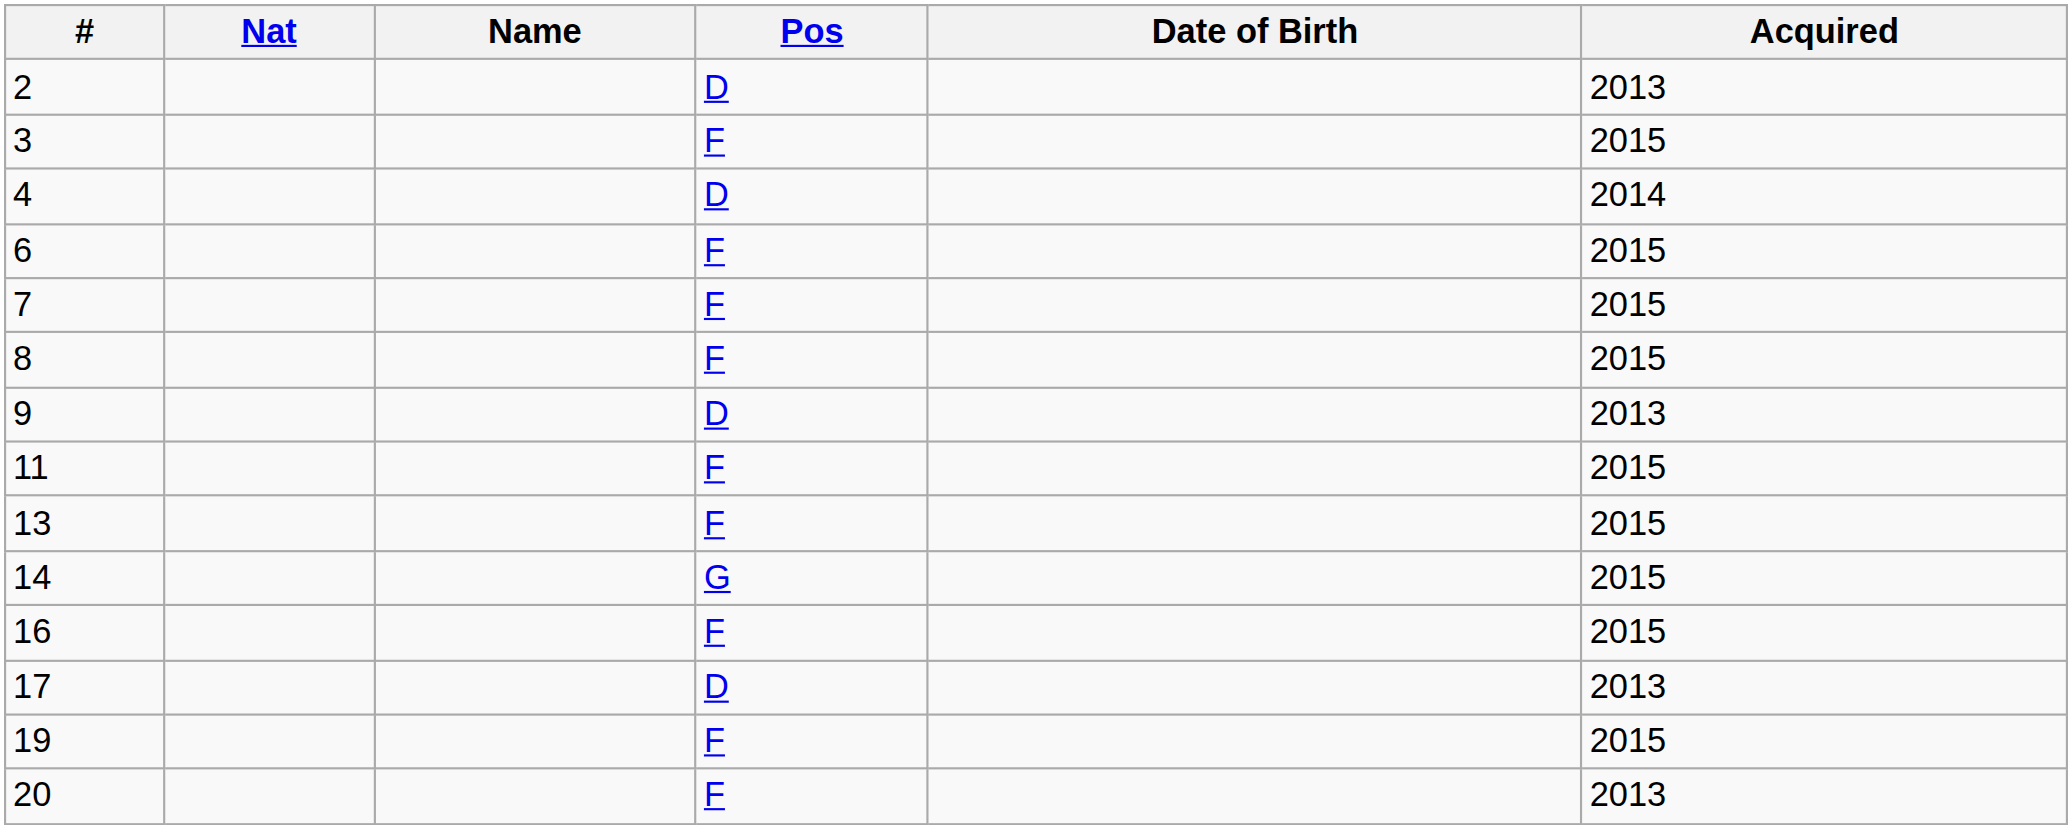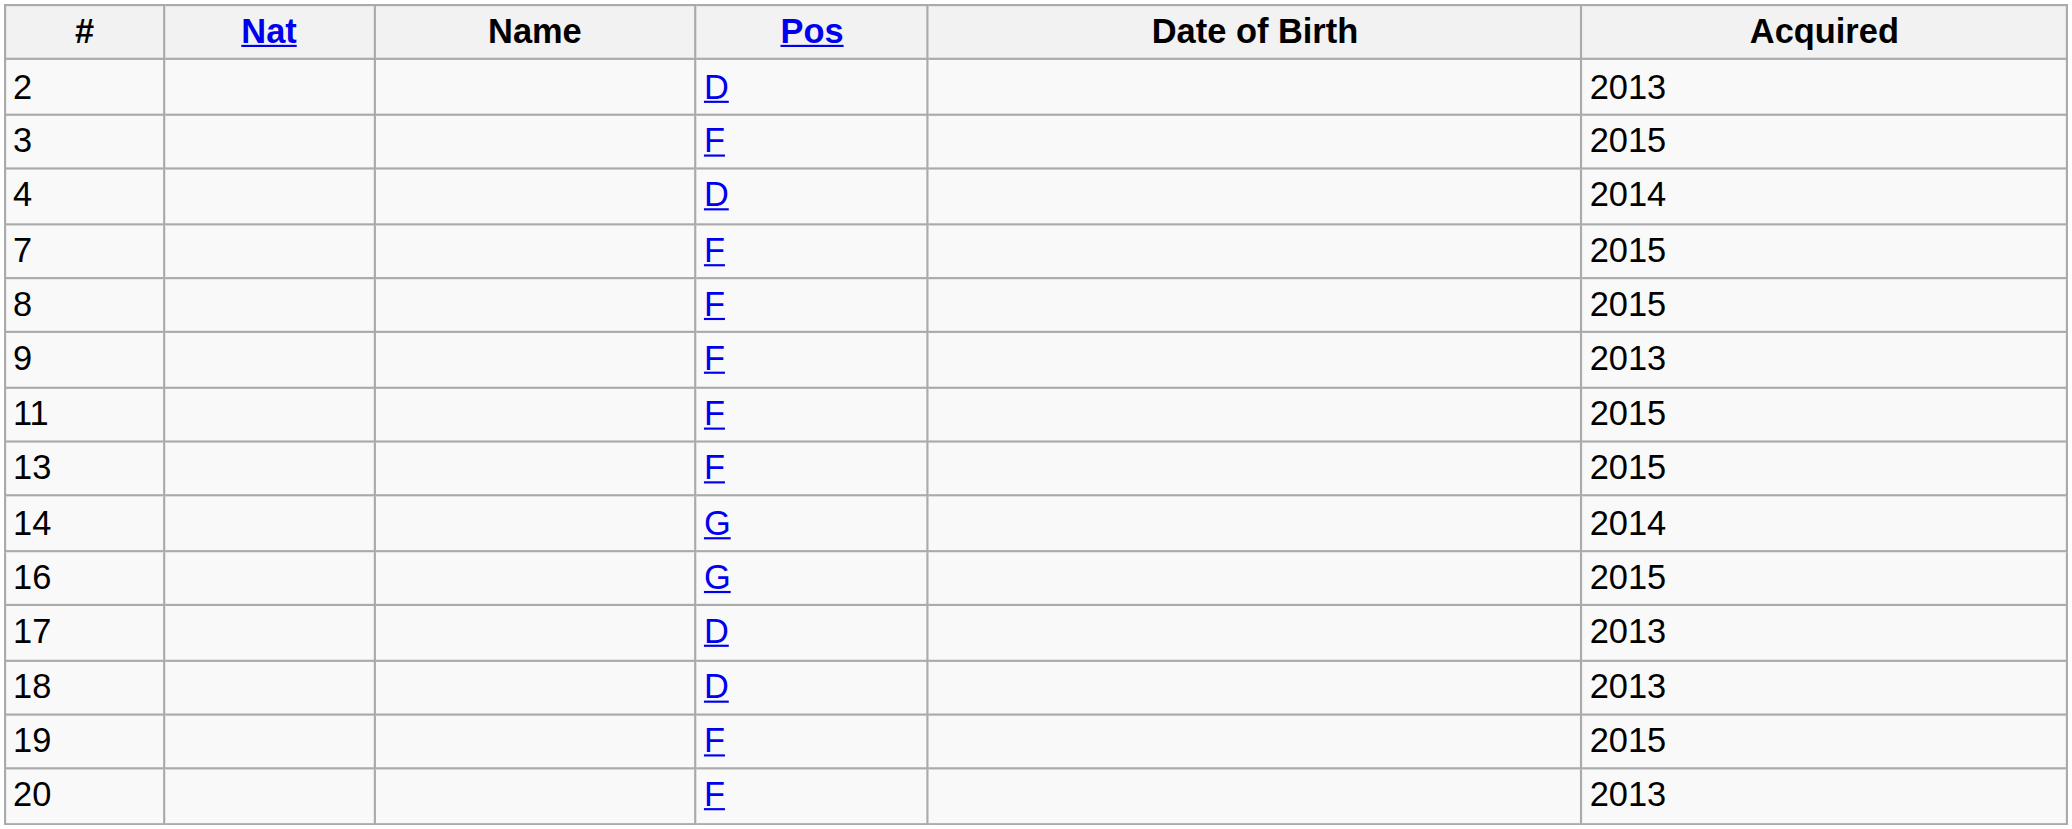- row: (23, 250)
(716, 413) D -> (714, 359) F
(1628, 577) 2015 -> (1628, 522) 2014
(714, 631) F -> (717, 577) G
+ row: (32, 686)
